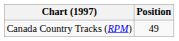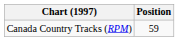(154, 28) 49 -> (154, 28) 59
